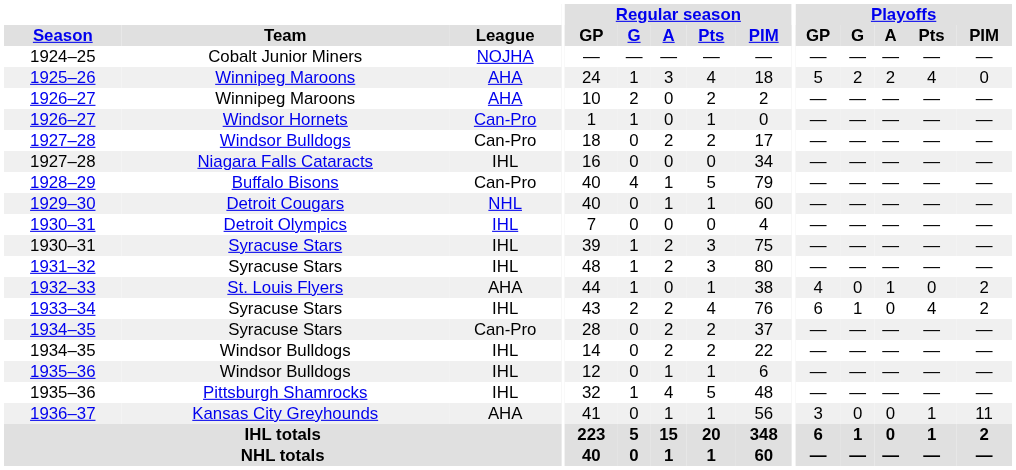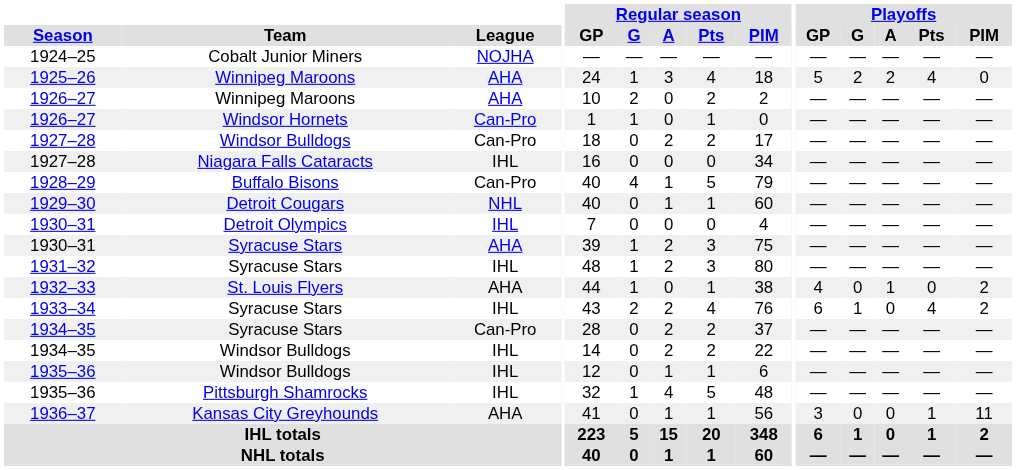(505, 245) IHL -> (505, 245) AHA
